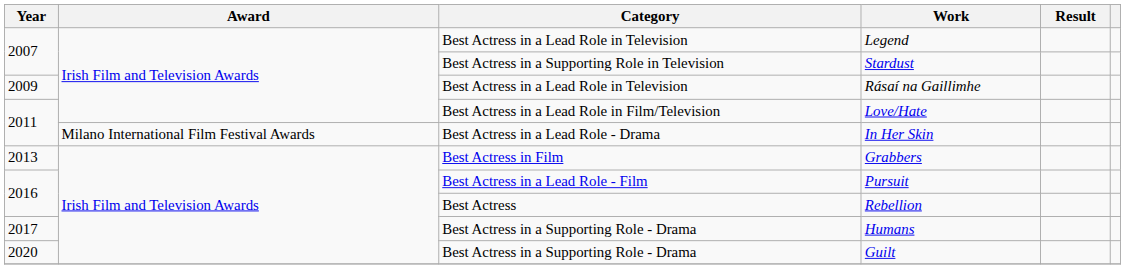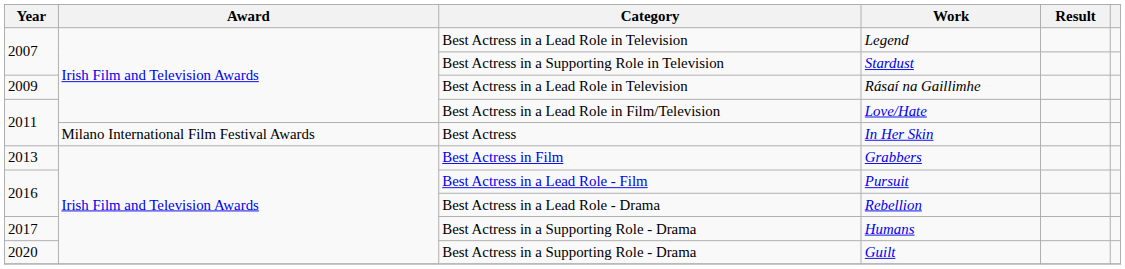(551, 134) Best Actress in a Lead Role - Drama -> (479, 134) Best Actress
(479, 205) Best Actress -> (551, 205) Best Actress in a Lead Role - Drama
